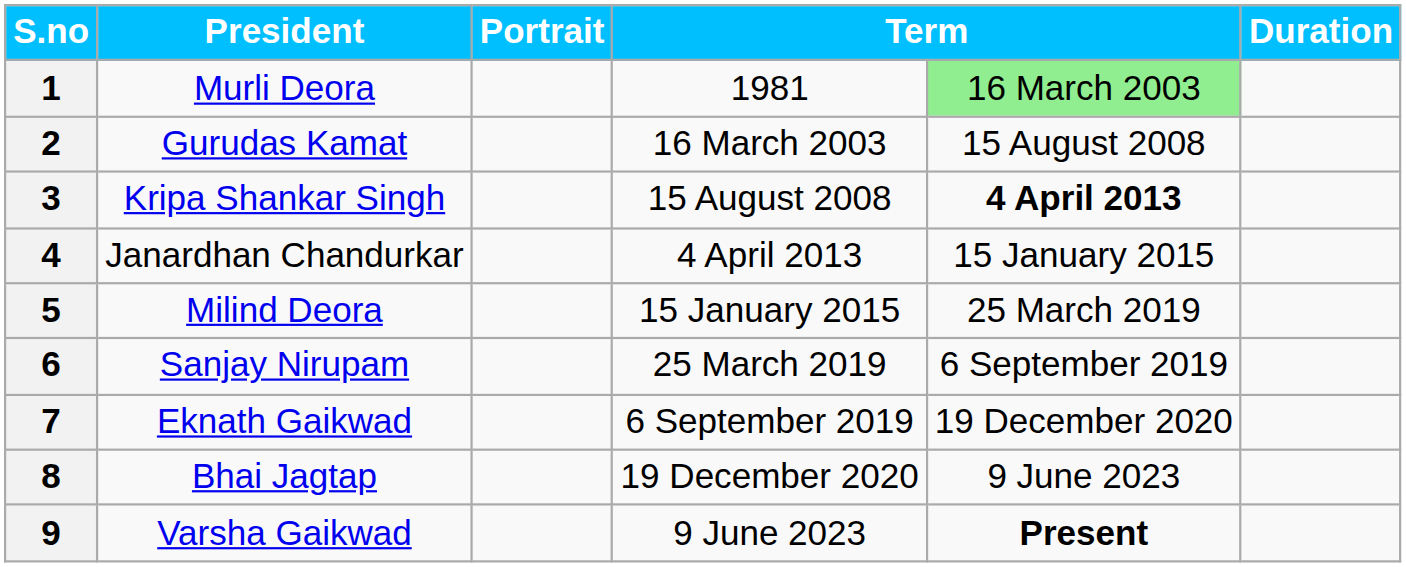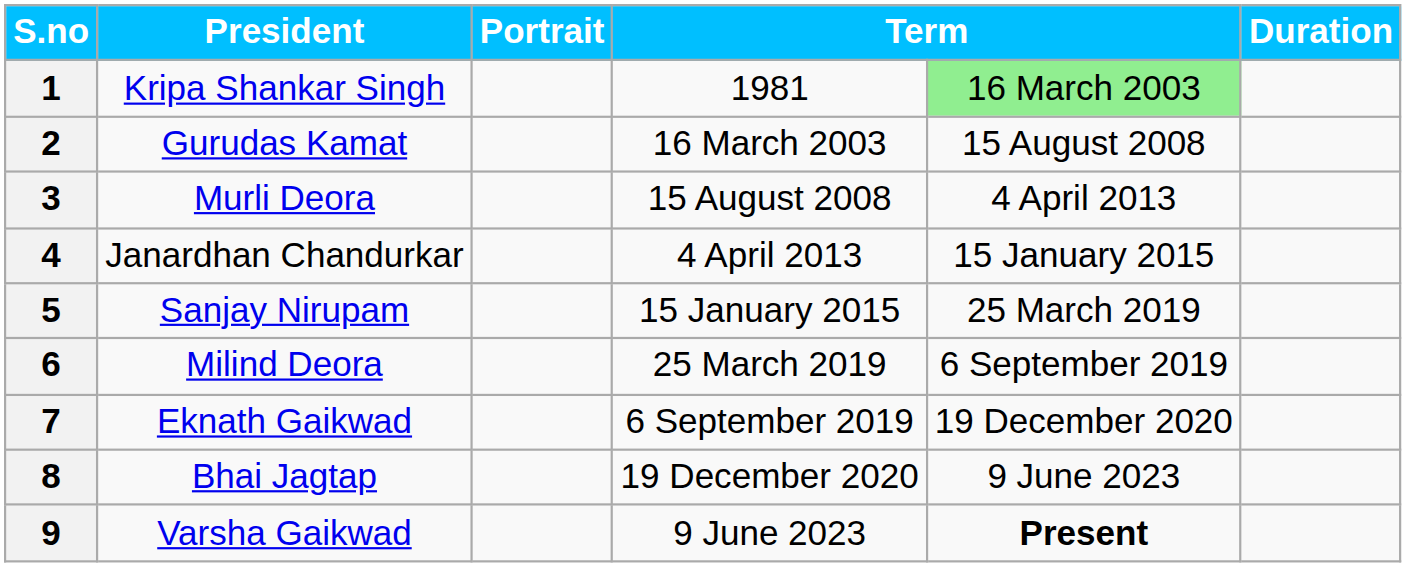(284, 87) Murli Deora -> (284, 87) Kripa Shankar Singh
(284, 198) Kripa Shankar Singh -> (284, 198) Murli Deora
(1084, 198) bold -> (1084, 198) normal
(284, 310) Milind Deora -> (284, 310) Sanjay Nirupam
(284, 365) Sanjay Nirupam -> (284, 365) Milind Deora
